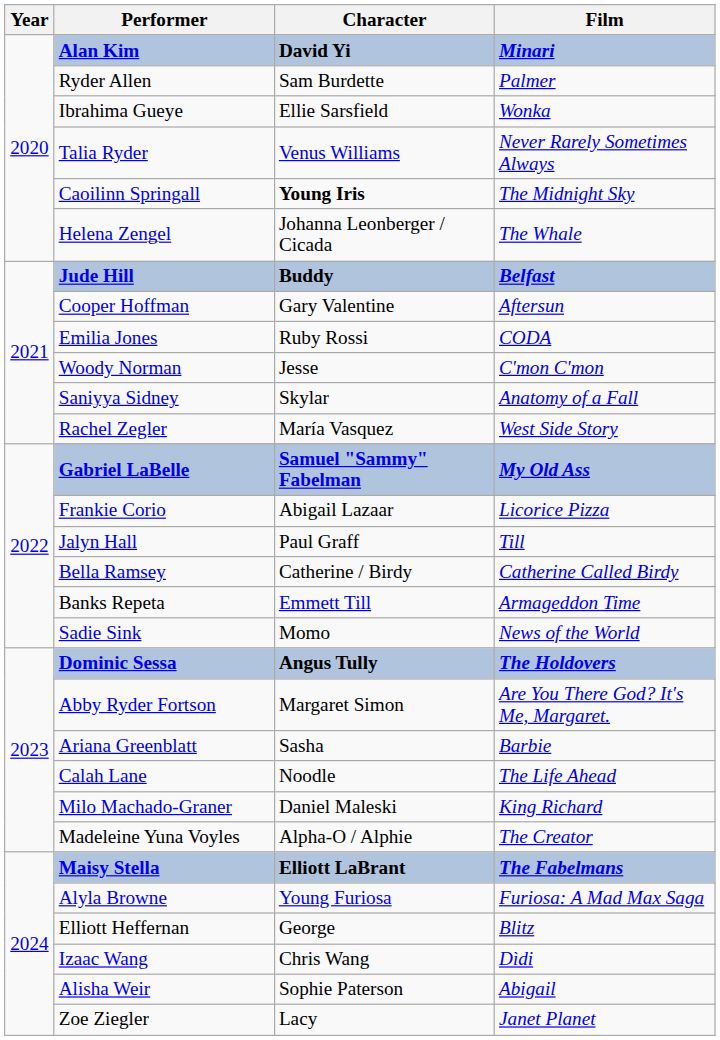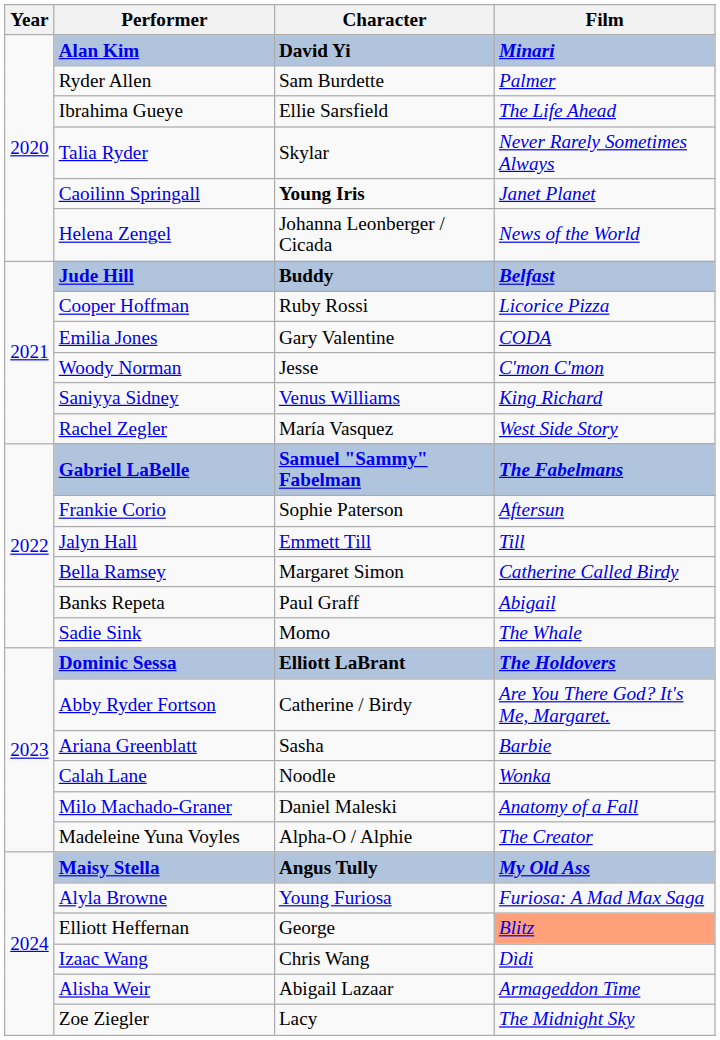(525, 111) Wonka -> (558, 111) The Life Ahead
(339, 152) Venus Williams -> (304, 152) Skylar
(567, 193) The Midnight Sky -> (547, 193) Janet Planet
(540, 234) The Whale -> (569, 234) News of the World
(337, 306) Gary Valentine -> (323, 306) Ruby Rossi
(532, 306) Aftersun -> (554, 306) Licorice Pizza
(323, 336) Ruby Rossi -> (337, 336) Gary Valentine
(304, 397) Skylar -> (339, 397) Venus Williams
(569, 397) Anatomy of a Fall -> (551, 397) King Richard
(545, 469) My Old Ass -> (561, 469) The Fabelmans
(336, 510) Abigail Lazaar -> (341, 510) Sophie Paterson
(554, 510) Licorice Pizza -> (532, 510) Aftersun
(319, 541) Paul Graff -> (325, 541) Emmett Till
(346, 571) Catherine / Birdy -> (341, 571) Margaret Simon
(325, 602) Emmett Till -> (319, 602) Paul Graff
(570, 602) Armageddon Time -> (527, 602) Abigail
(569, 632) News of the World -> (540, 632) The Whale
(328, 663) Angus Tully -> (342, 663) Elliott LaBrant
(341, 704) Margaret Simon -> (346, 704) Catherine / Birdy
(558, 776) The Life Ahead -> (525, 776) Wonka
(551, 806) King Richard -> (569, 806) Anatomy of a Fall
(342, 867) Elliott LaBrant -> (328, 867) Angus Tully
(561, 867) The Fabelmans -> (545, 867) My Old Ass
(517, 928) no background -> (517, 928) lightsalmon background
(341, 989) Sophie Paterson -> (336, 989) Abigail Lazaar
(527, 989) Abigail -> (570, 989) Armageddon Time
(547, 1019) Janet Planet -> (567, 1019) The Midnight Sky
